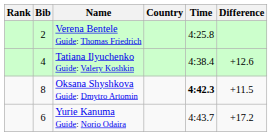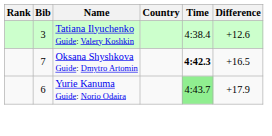- row: (98, 34)
(43, 62) 4 -> (43, 34) 3
(43, 90) 8 -> (43, 62) 7
(242, 90) +11.5 -> (238, 62) +16.5
(201, 117) no background -> (198, 90) lightgreen background
(242, 117) +17.2 -> (238, 90) +17.9
